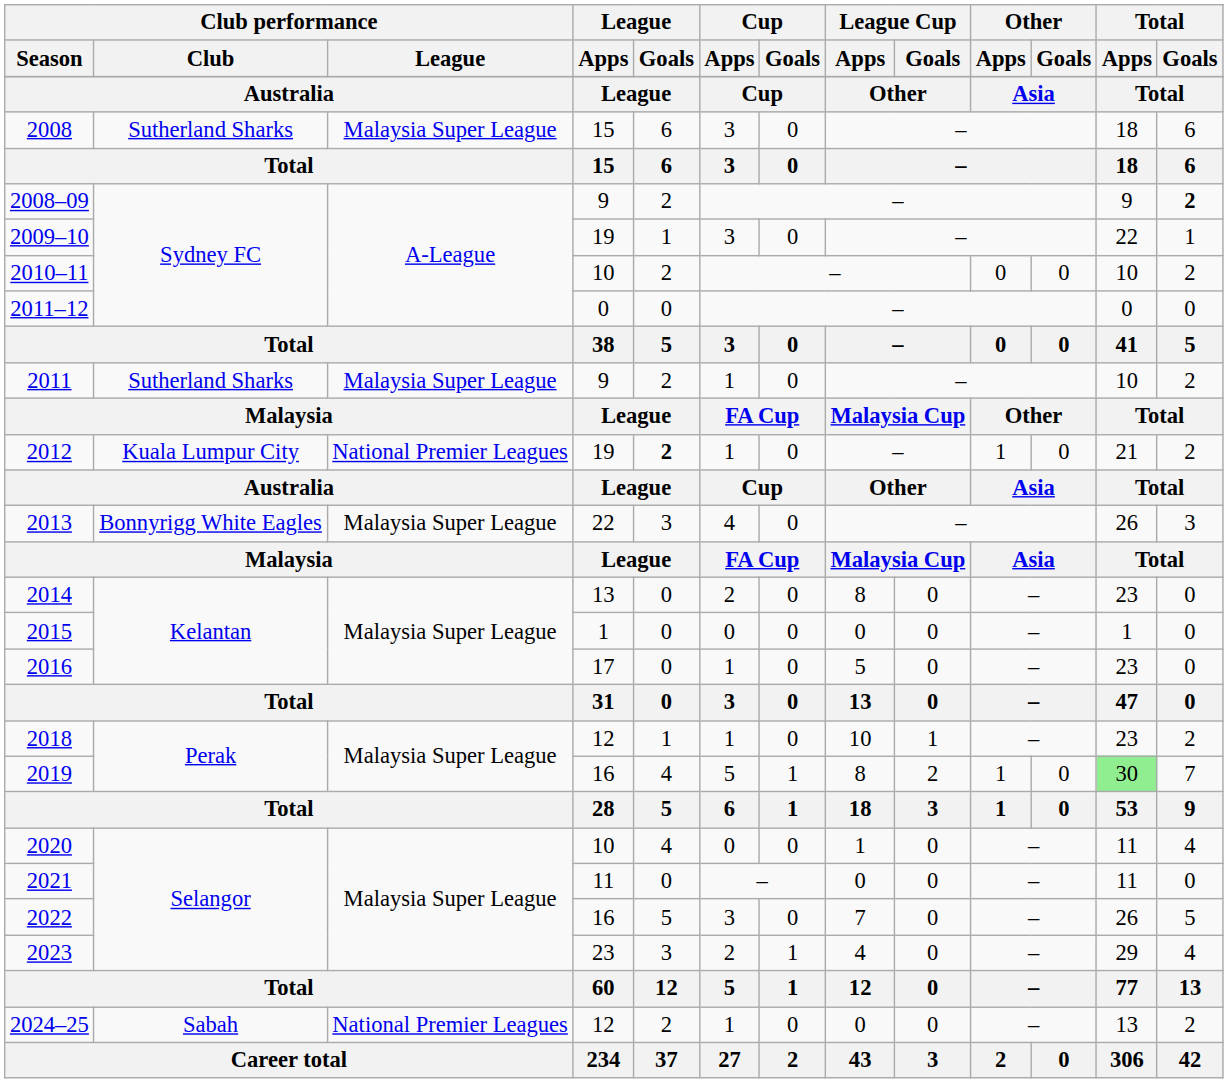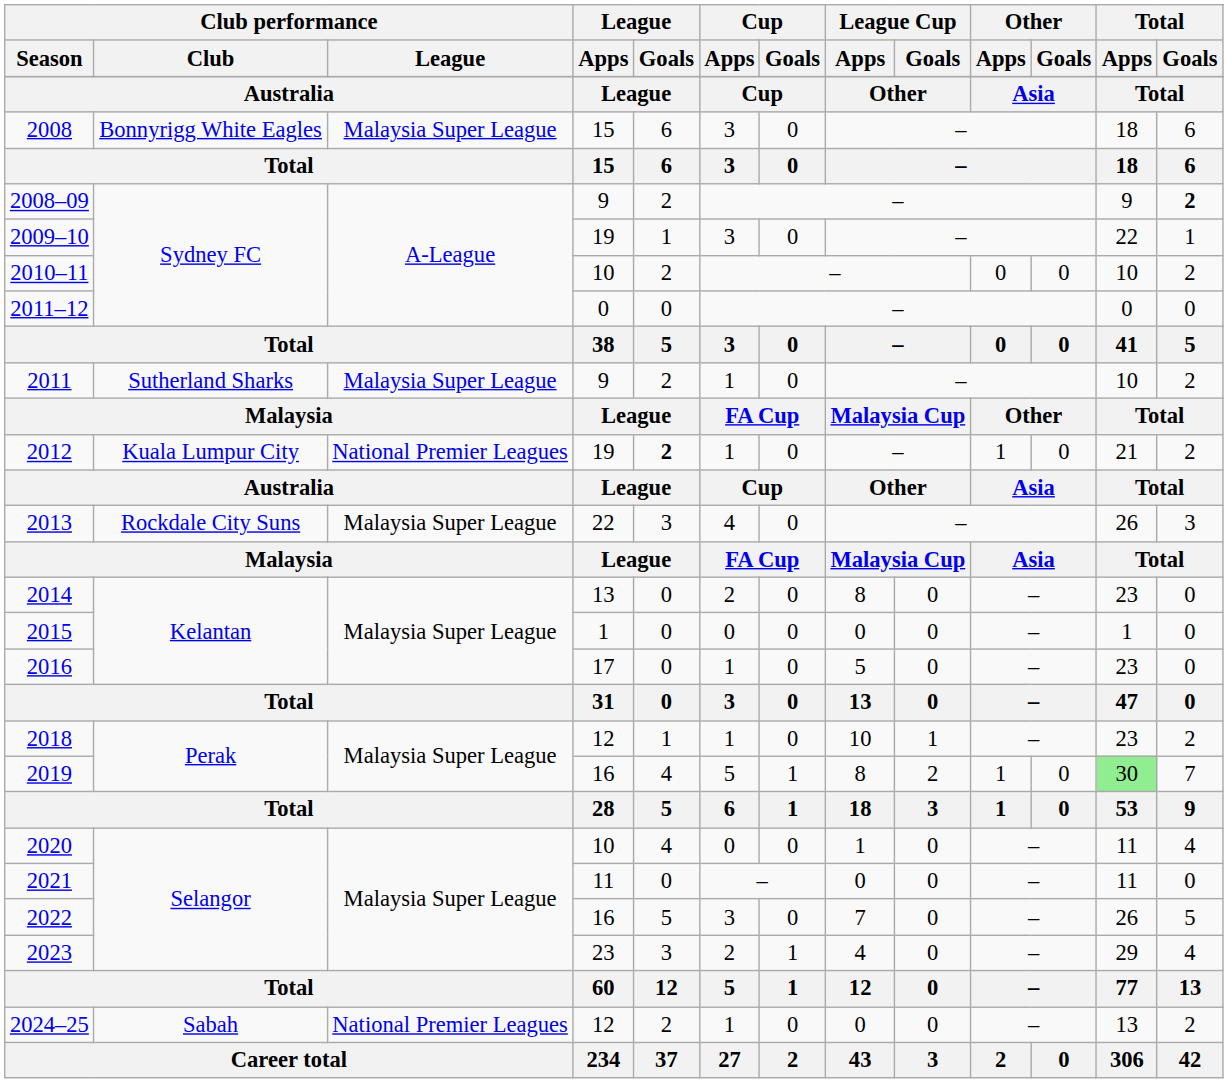(211, 129) Sutherland Sharks -> (211, 129) Bonnyrigg White Eagles
(211, 523) Bonnyrigg White Eagles -> (211, 523) Rockdale City Suns
